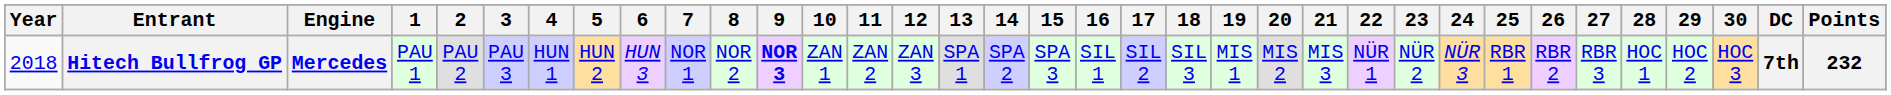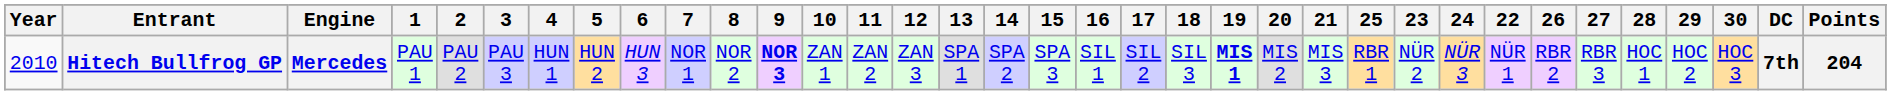columns swapped: (1371, 21) <-> (1508, 21)
(34, 63) 2018 -> (34, 63) 2010
(1235, 63) normal -> (1235, 63) bold
(1844, 63) 232 -> (1844, 63) 204
